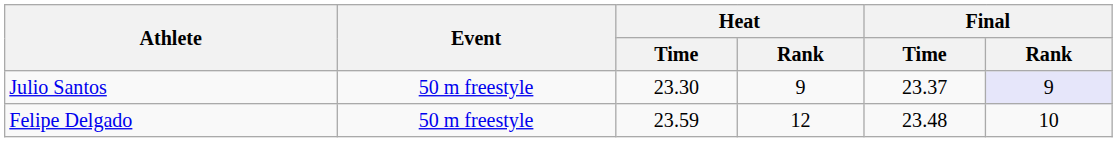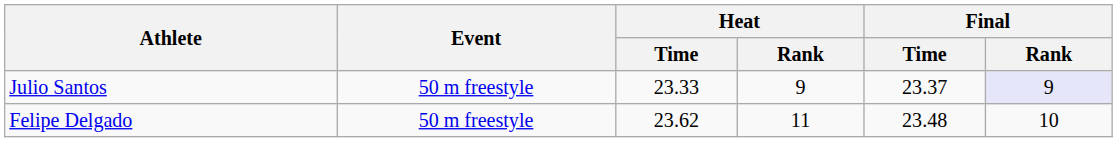(676, 87) 23.30 -> (676, 87) 23.33
(676, 120) 23.59 -> (676, 120) 23.62
(801, 120) 12 -> (801, 120) 11
